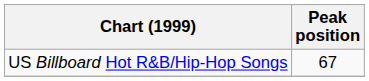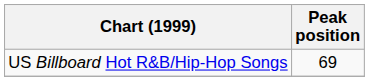(328, 62) 67 -> (328, 62) 69
